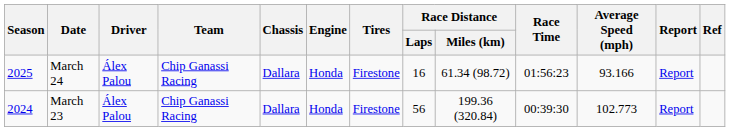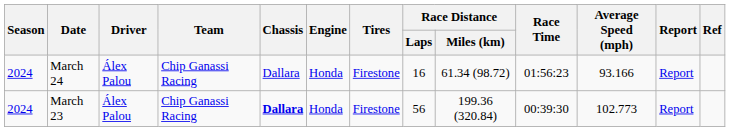(20, 73) 2025 -> (20, 73) 2024
(281, 108) normal -> (283, 108) bold
